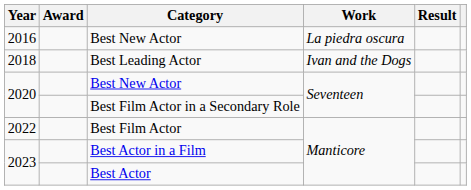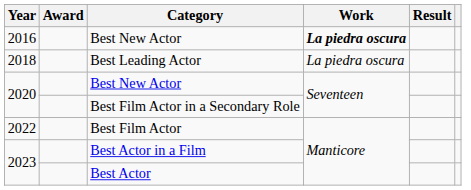(355, 38) normal -> (356, 38) bold
(359, 60) Ivan and the Dogs -> (355, 60) La piedra oscura
